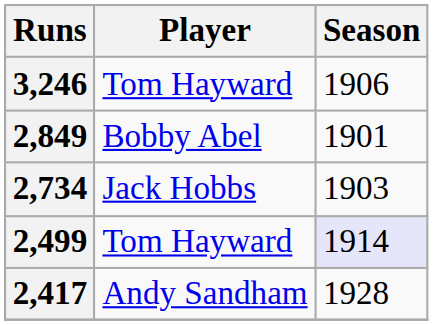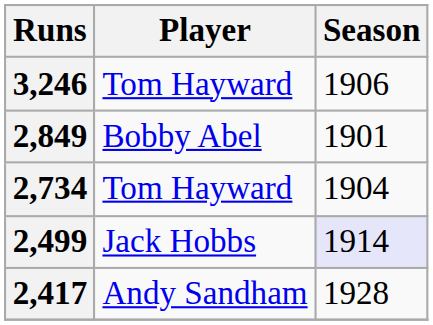(179, 188) Jack Hobbs -> (197, 188) Tom Hayward
(356, 188) 1903 -> (356, 188) 1904
(197, 240) Tom Hayward -> (179, 240) Jack Hobbs
